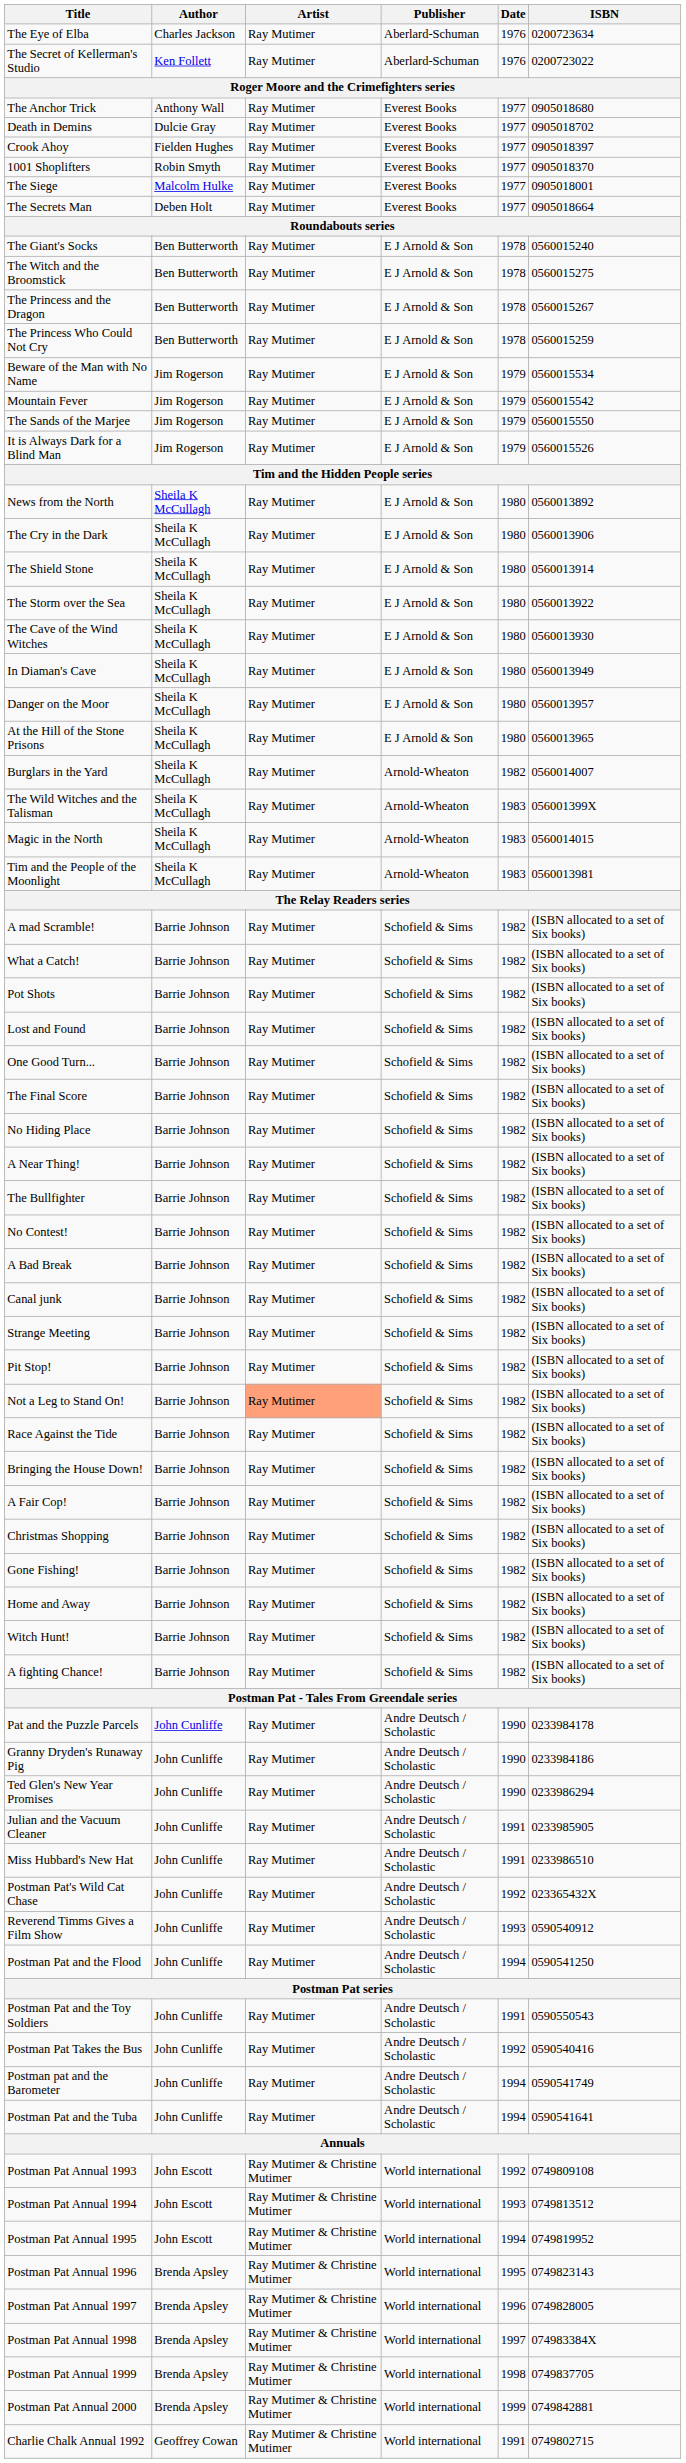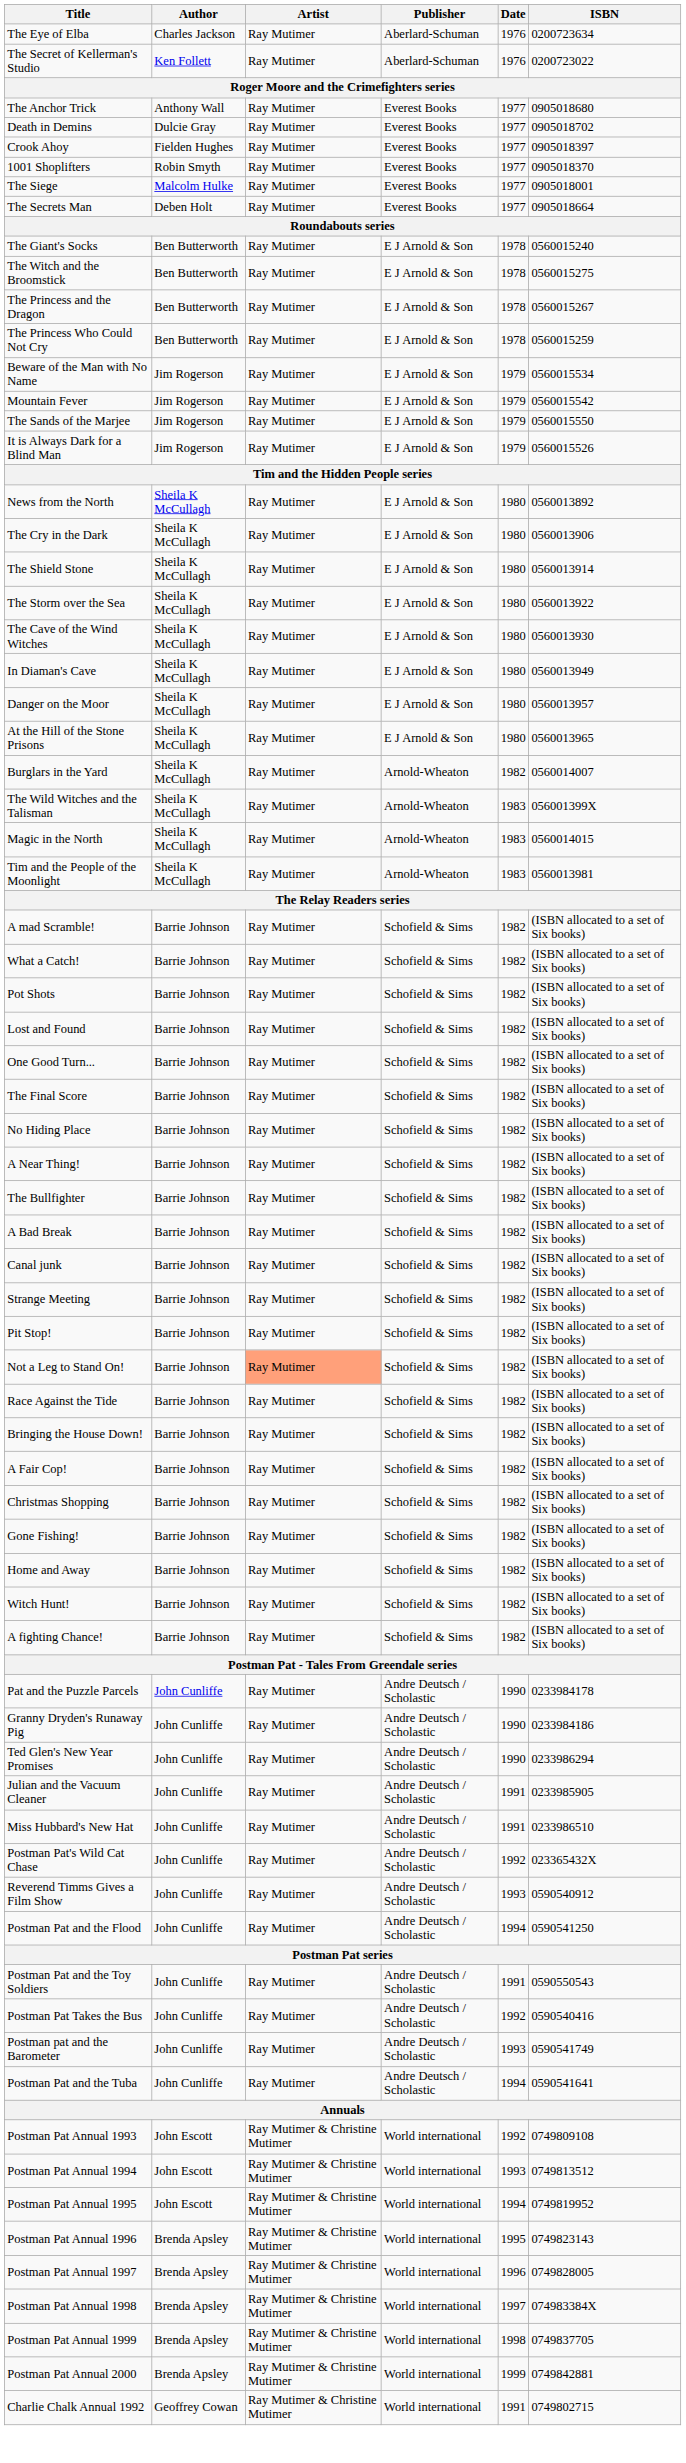- row: (38, 1231)
(513, 2083) 1994 -> (513, 2049) 1993
